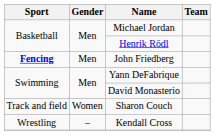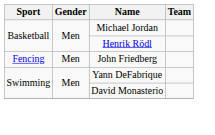(37, 59) bold -> (28, 59) normal
- row: (144, 106)
- row: (144, 122)
